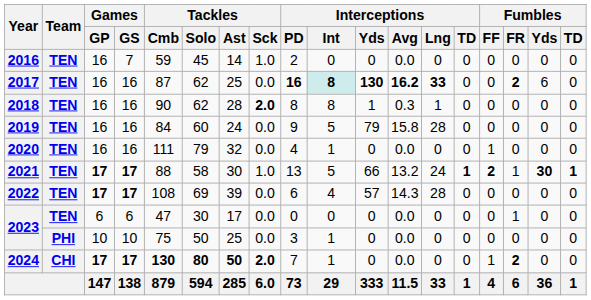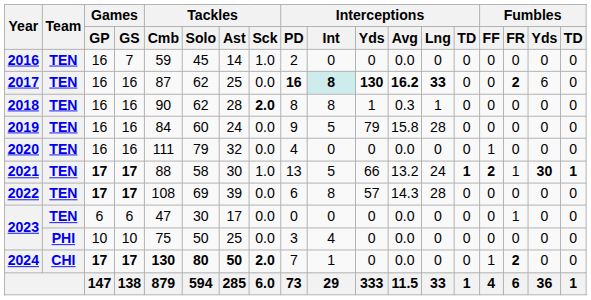(331, 149) 1 -> (331, 149) 0
(331, 194) 4 -> (331, 194) 8
(331, 238) 1 -> (331, 238) 4
